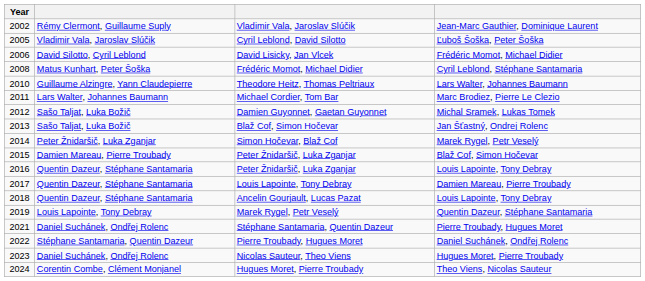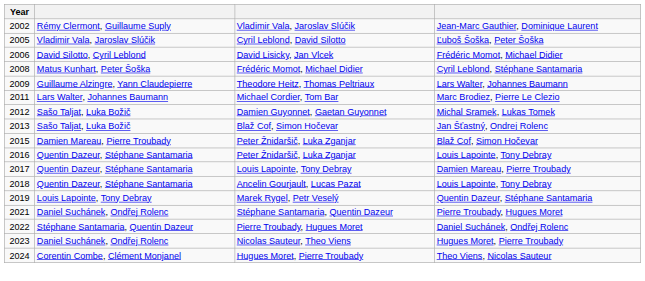(20, 84) 2010 -> (20, 84) 2009
- row: (287, 141)
